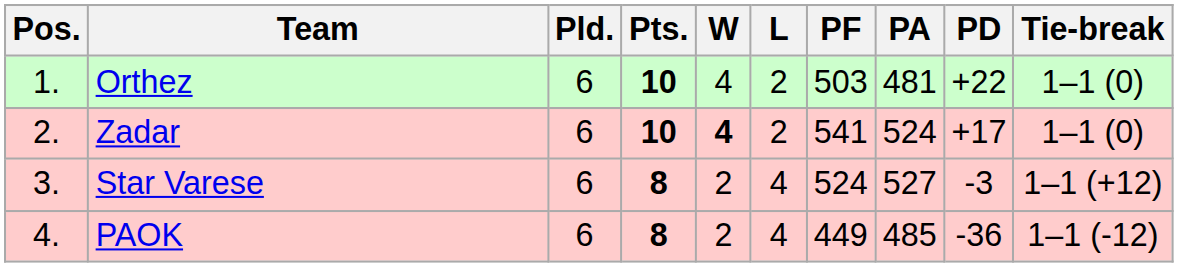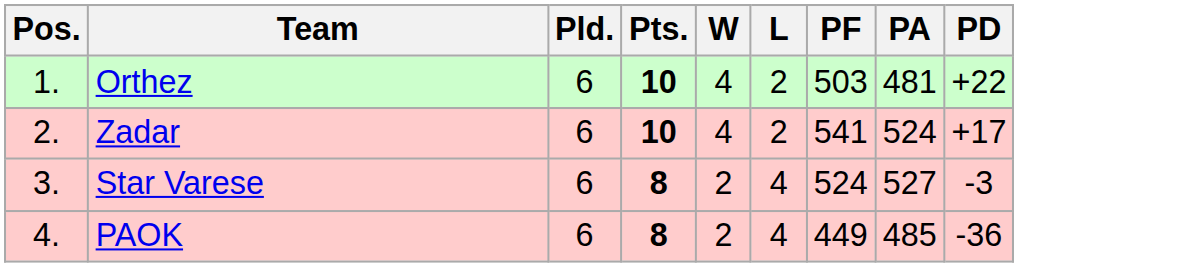- column: (1093, 30)
(723, 132) bold -> (723, 132) normal
